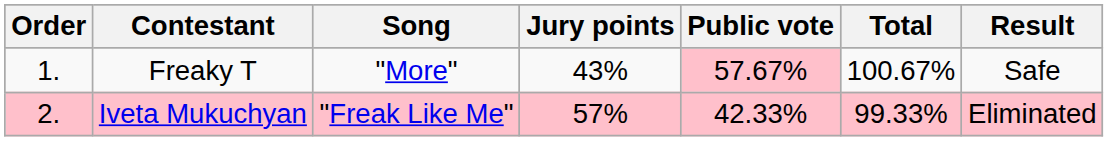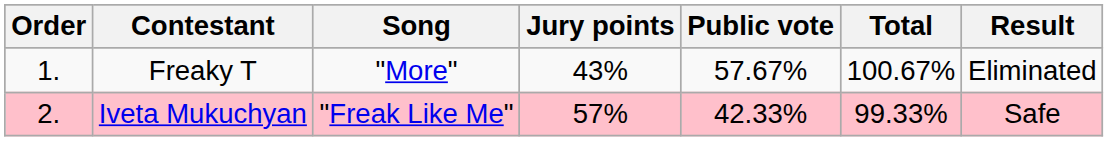(761, 69) pink background -> (761, 69) no background
(1032, 69) Safe -> (1032, 69) Eliminated
(1032, 113) Eliminated -> (1032, 113) Safe
